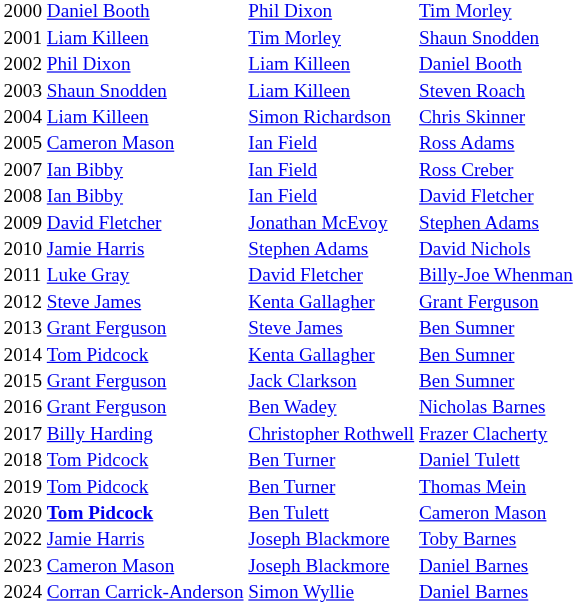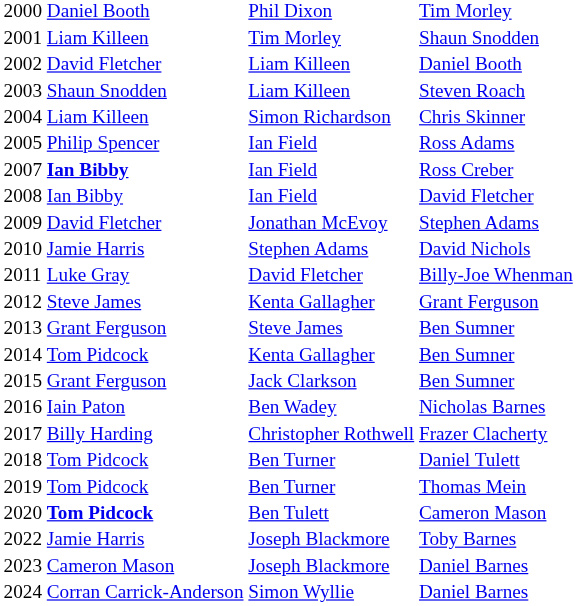(89, 64) Phil Dixon -> (104, 64) David Fletcher
(111, 143) Cameron Mason -> (103, 143) Philip Spencer
(85, 169) normal -> (88, 169) bold
(107, 407) Grant Ferguson -> (86, 407) Iain Paton
